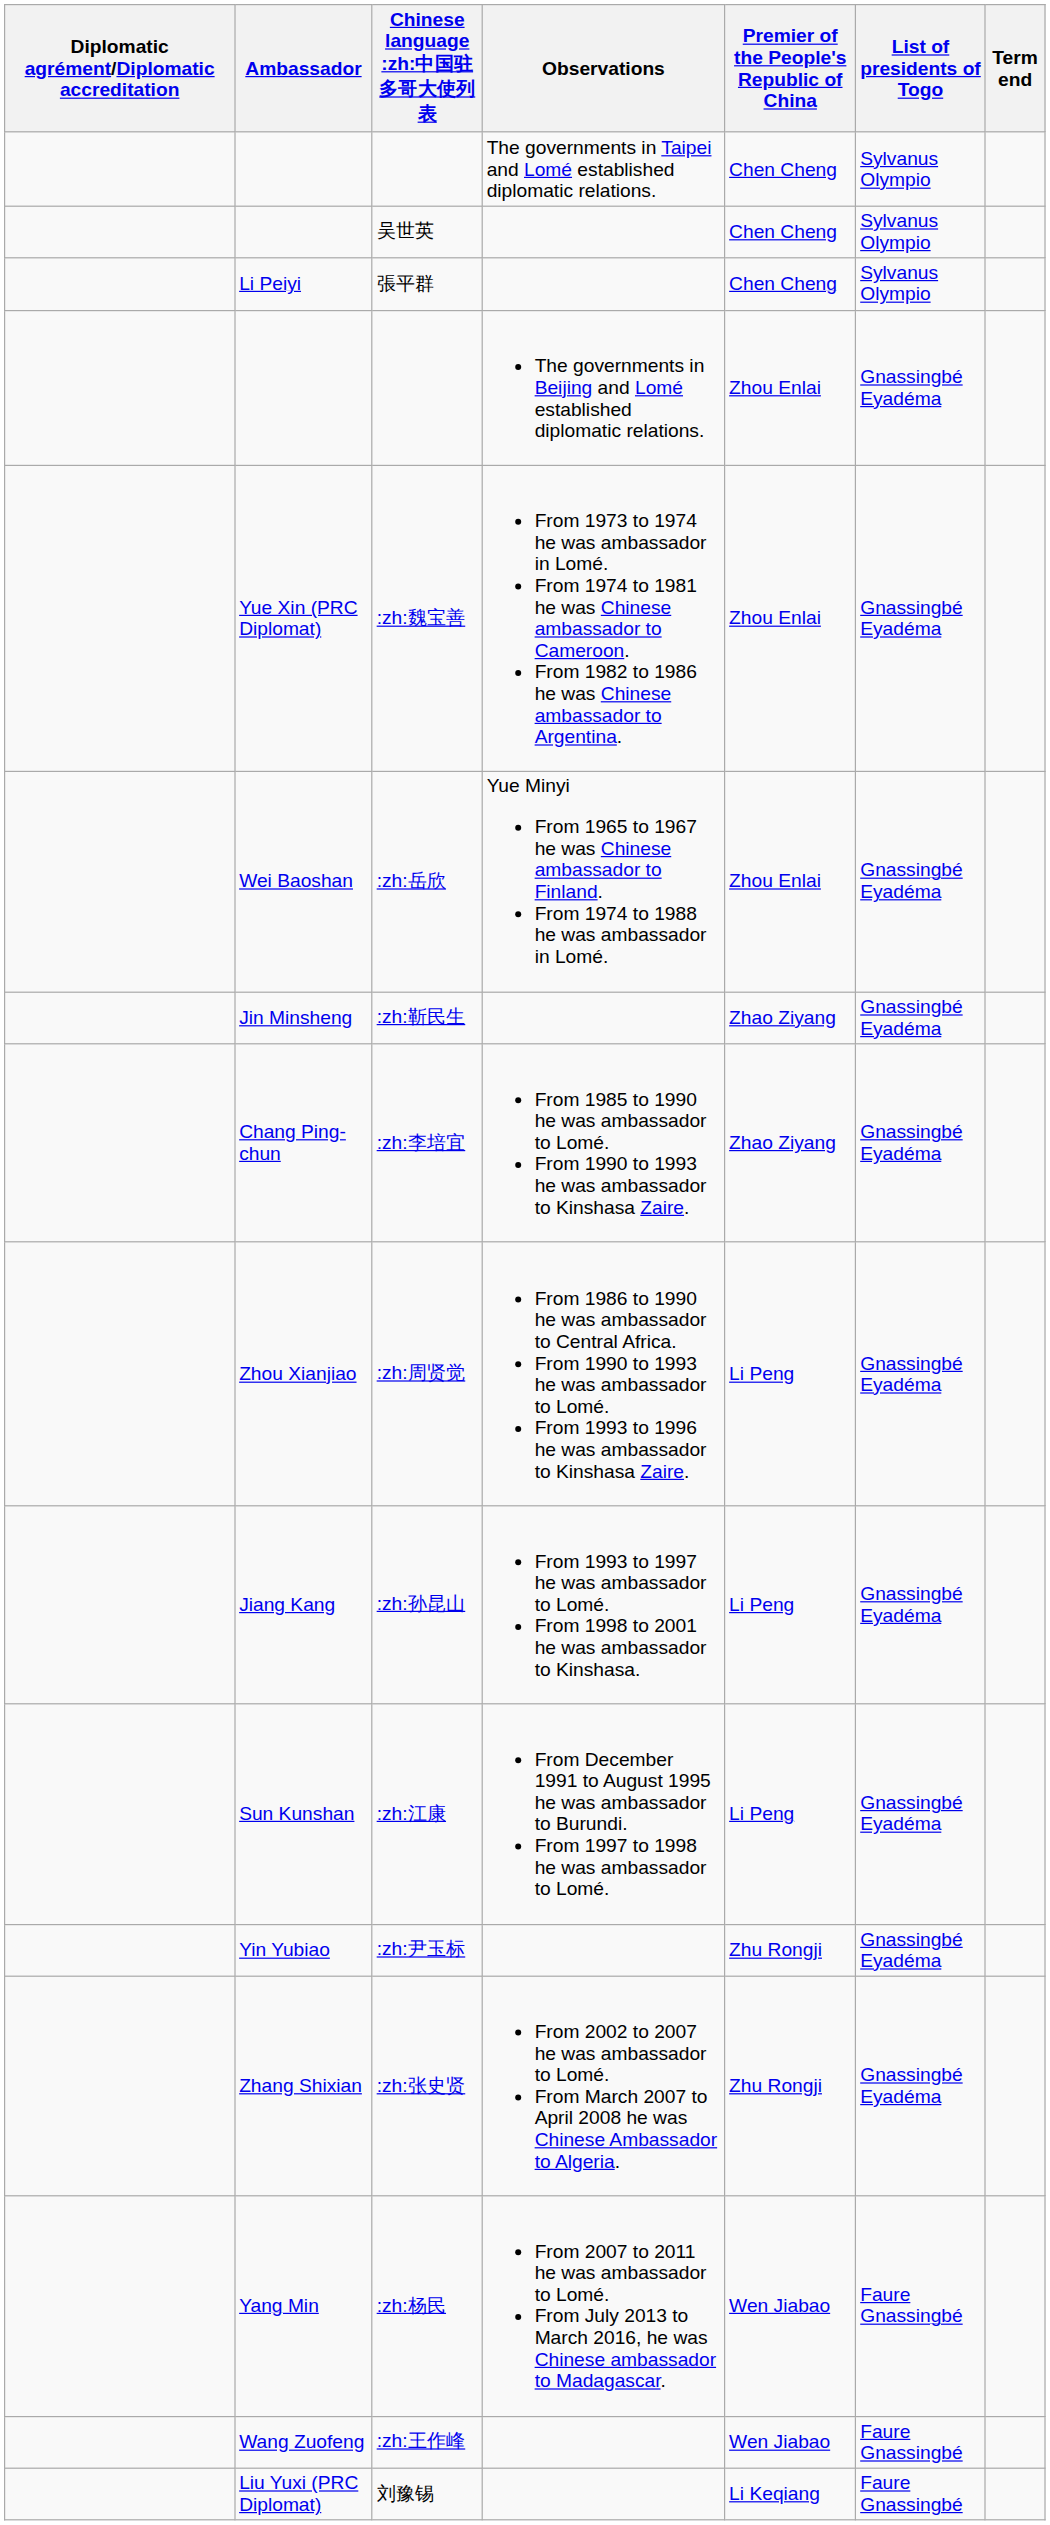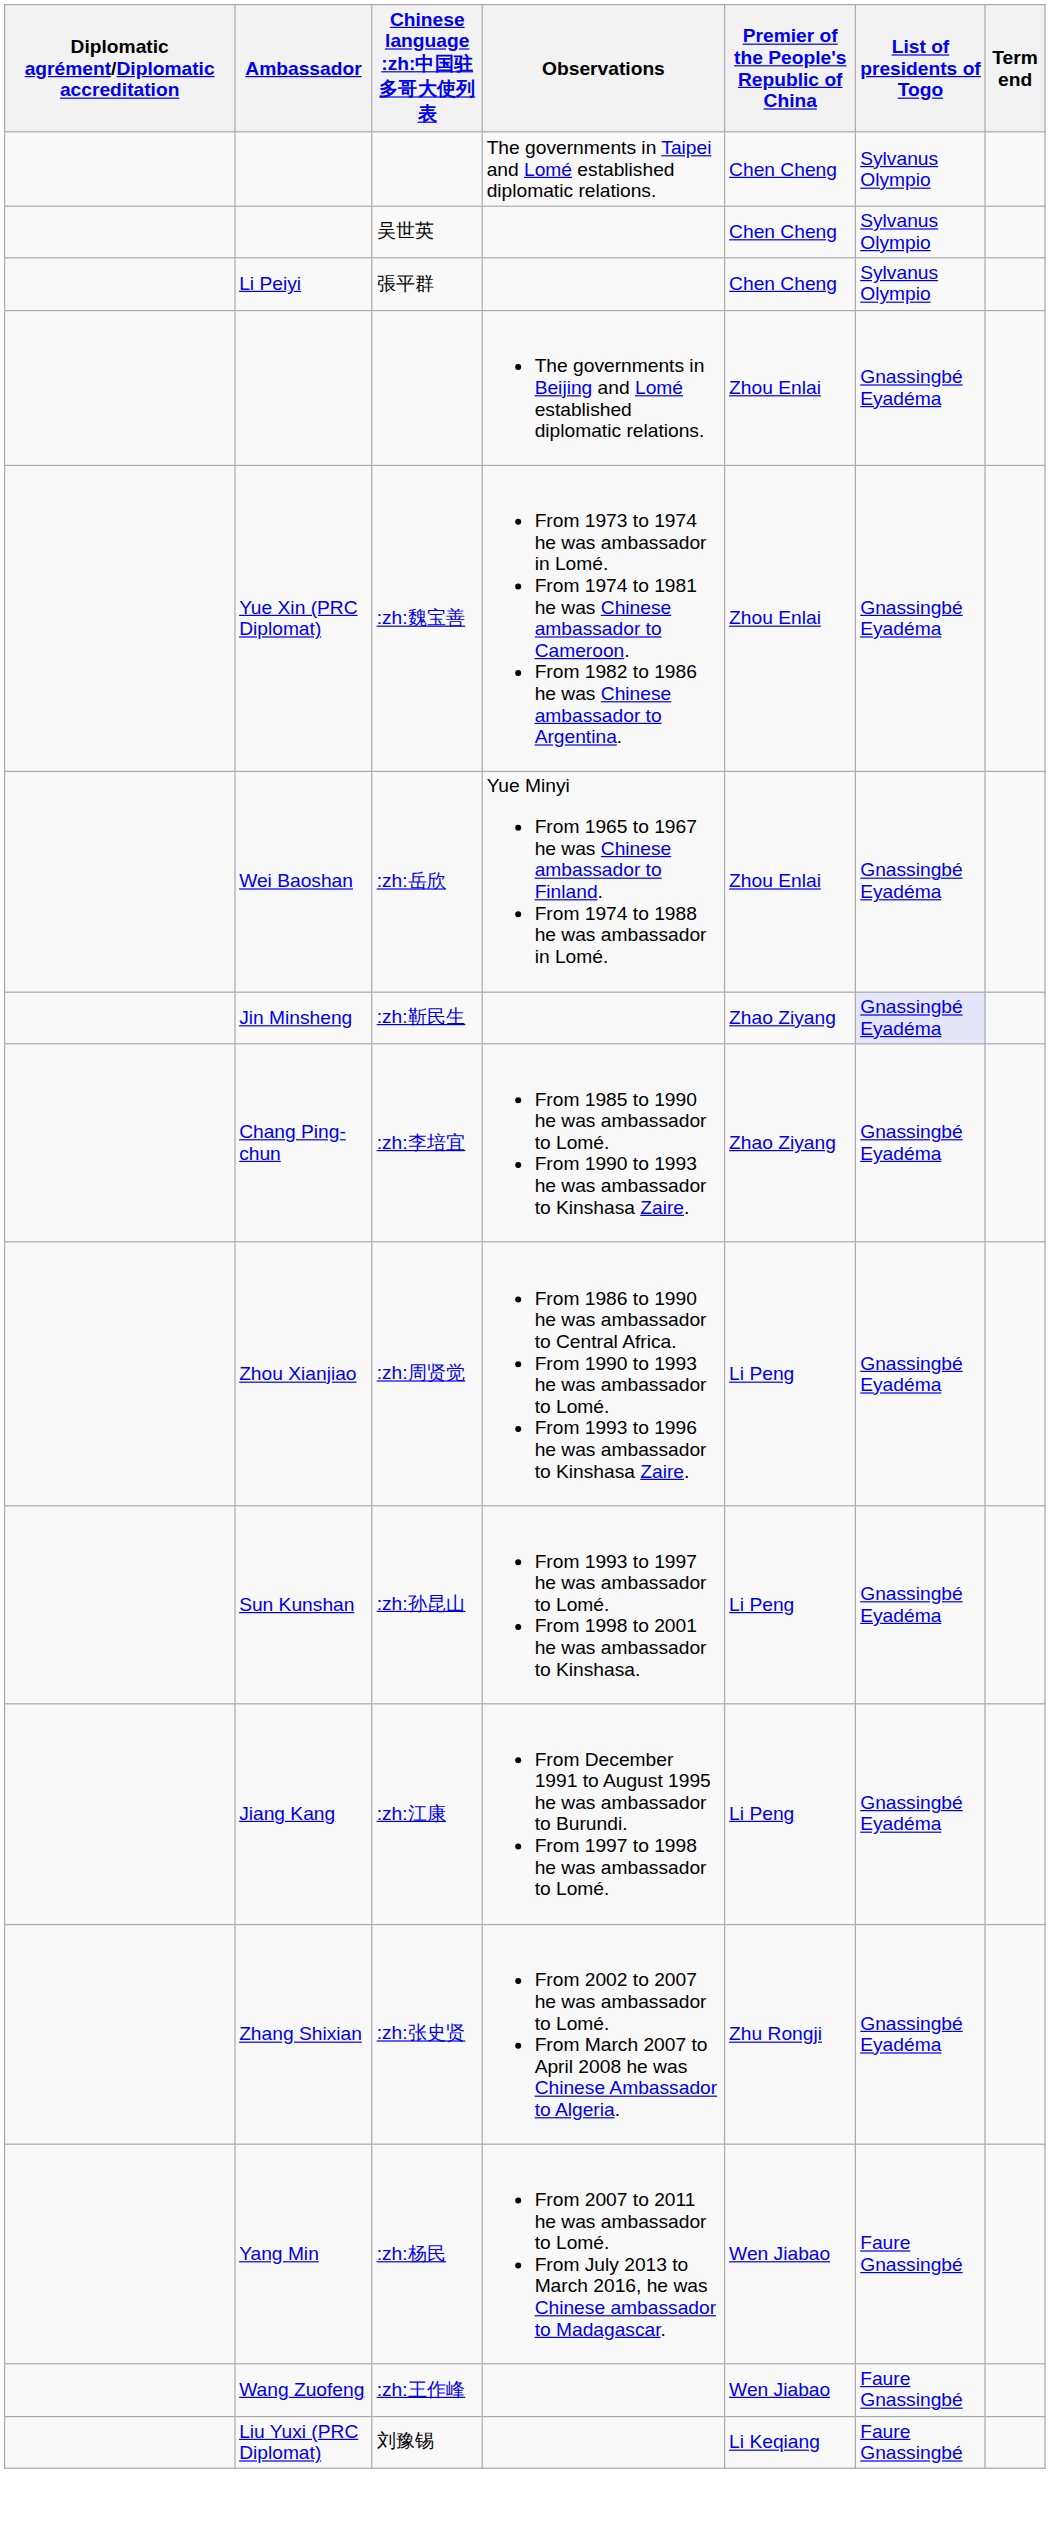(911, 1017) no background -> (911, 1017) lavender background
(287, 1604) Jiang Kang -> (297, 1604) Sun Kunshan
(297, 1813) Sun Kunshan -> (287, 1813) Jiang Kang
- row: (421, 1949)
